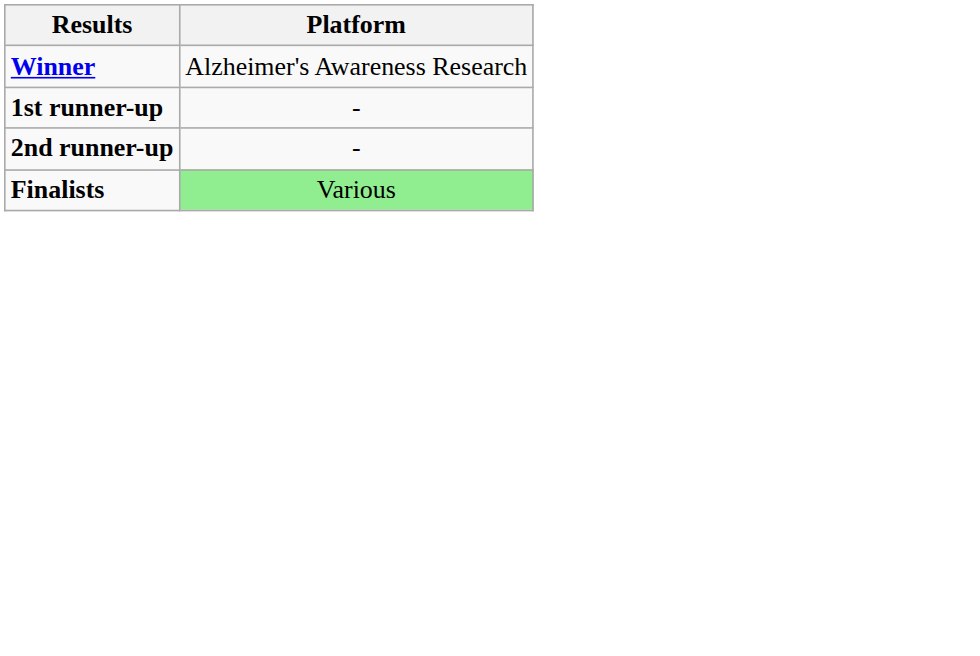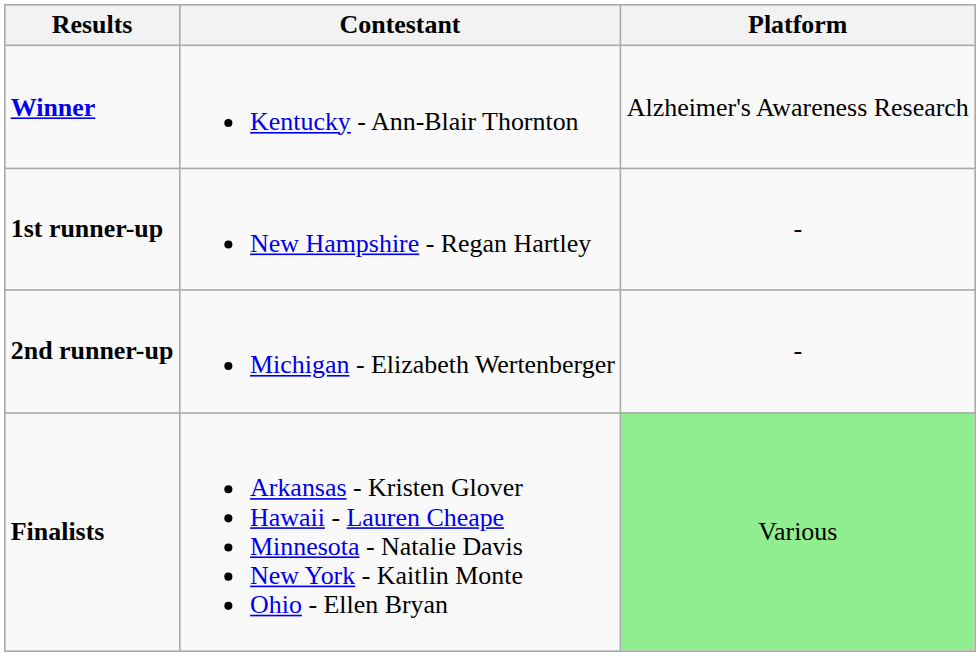+ column: (400, 25)
